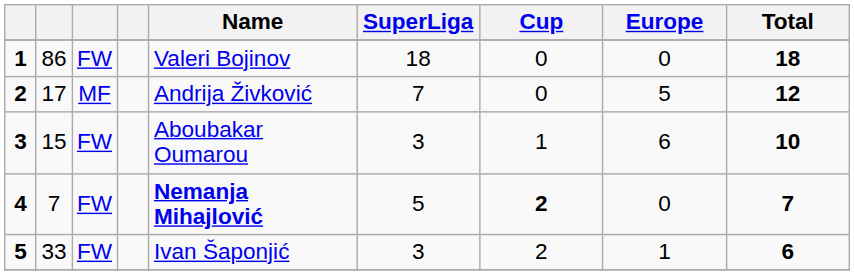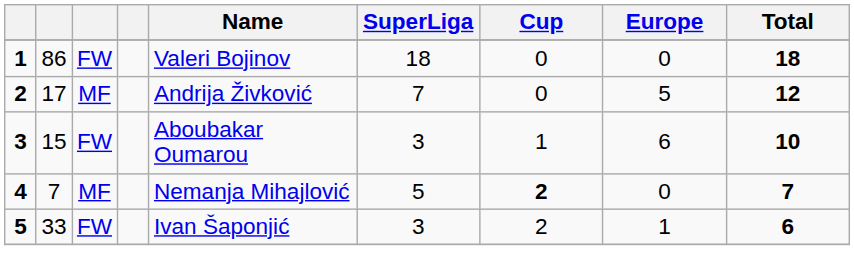(94, 203) FW -> (94, 190) MF
(209, 203) bold -> (252, 190) normal
